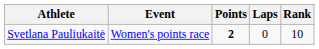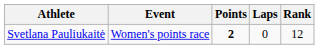(297, 34) 10 -> (297, 34) 12
